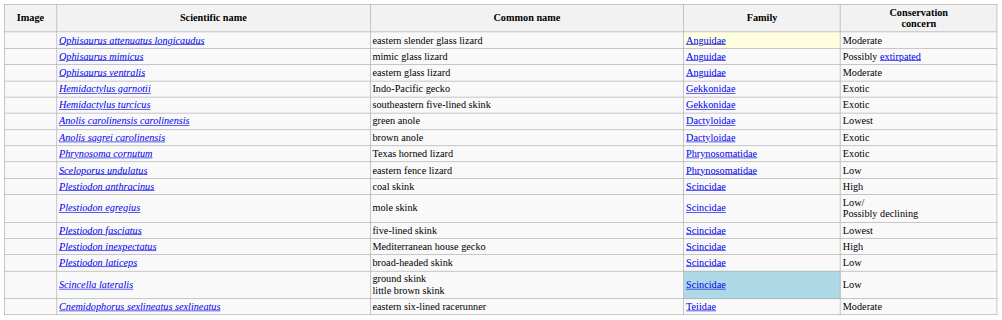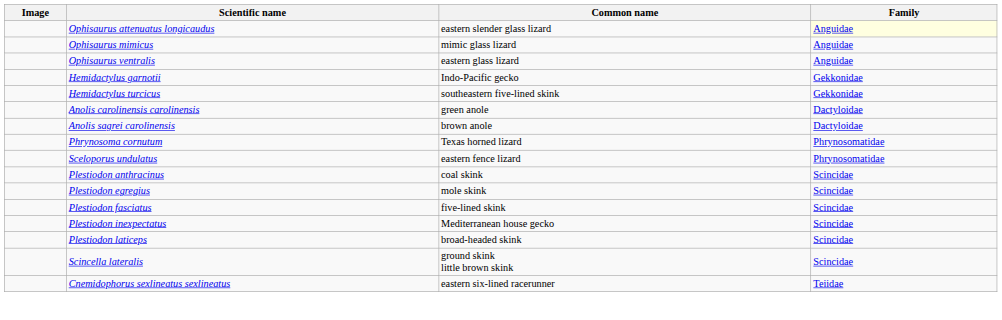- column: (919, 18)
(706, 285) lightblue background -> (833, 261) no background
